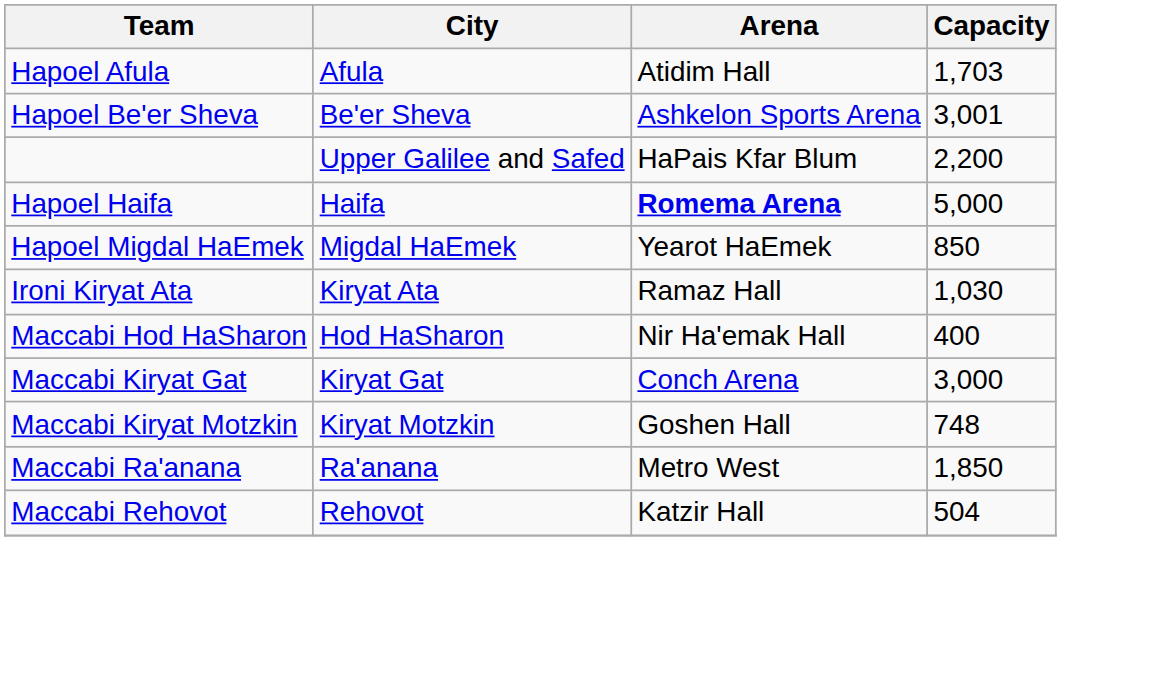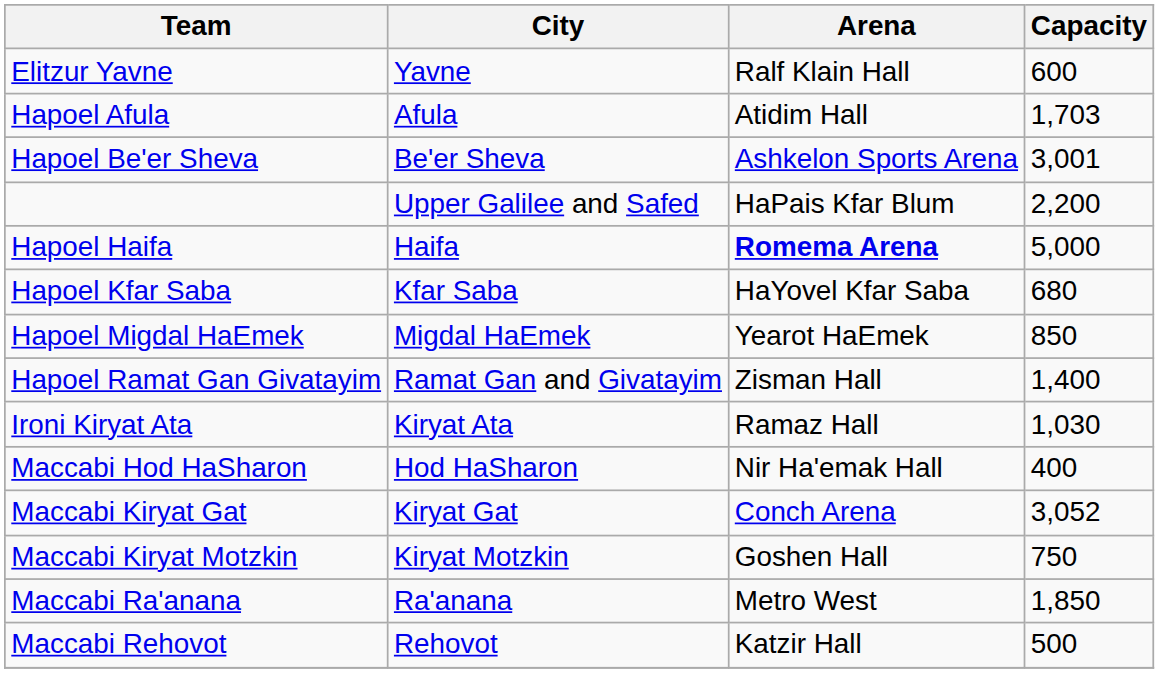+ row: (92, 70)
+ row: (121, 291)
+ row: (196, 379)
(968, 379) 3,000 -> (1066, 512) 3,052
(957, 423) 748 -> (1054, 556) 750
(957, 512) 504 -> (1054, 644) 500
